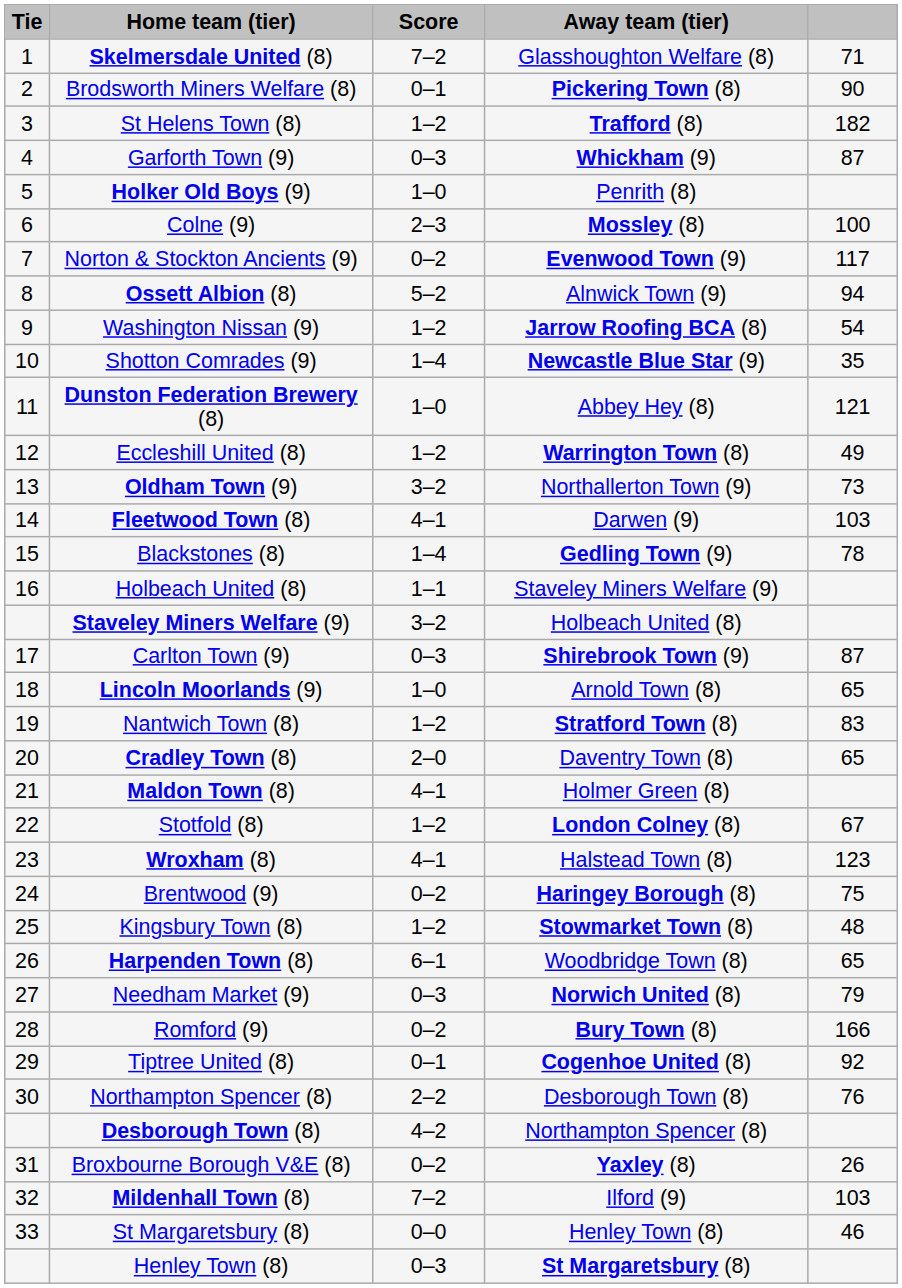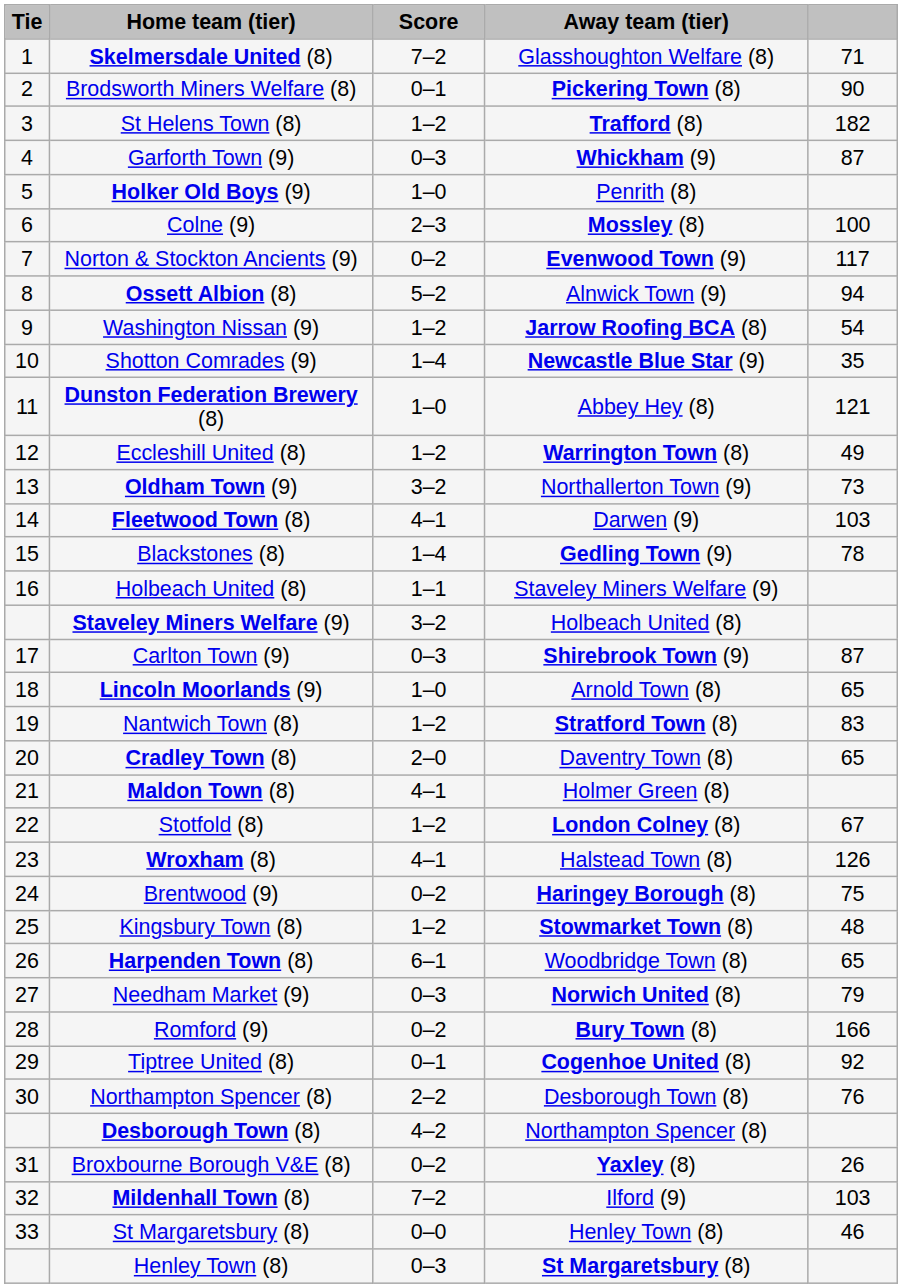(853, 859) 123 -> (853, 859) 126
